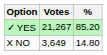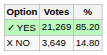(57, 27) 21,267 -> (57, 27) 21,269
